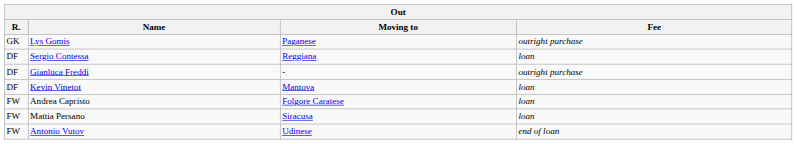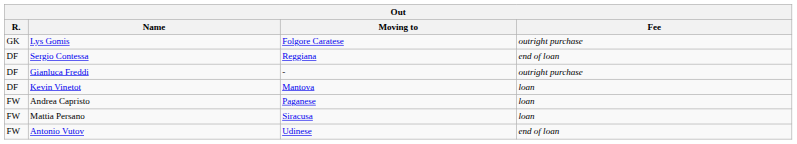(299, 42) Paganese -> (313, 42) Folgore Caratese
(527, 57) loan -> (539, 57) end of loan
(313, 102) Folgore Caratese -> (299, 102) Paganese
